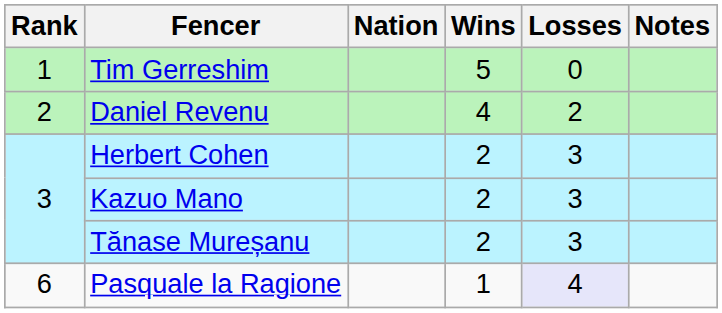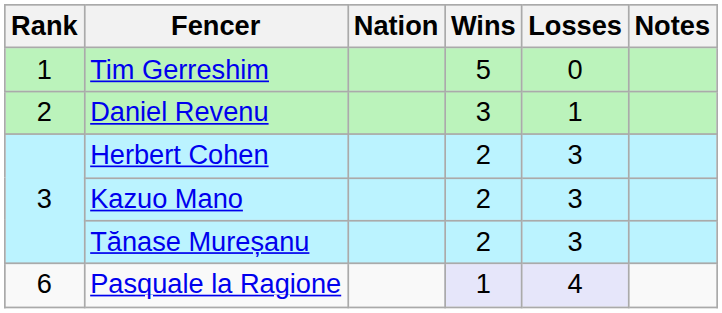(483, 112) 4 -> (483, 112) 3
(575, 112) 2 -> (575, 112) 1
(483, 284) no background -> (483, 284) lavender background
